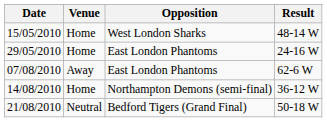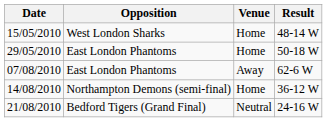columns swapped: (190, 13) <-> (84, 13)
(298, 51) 24-16 W -> (298, 51) 50-18 W
(298, 107) 50-18 W -> (298, 107) 24-16 W
